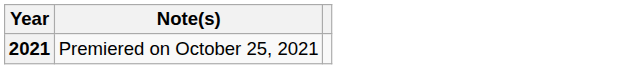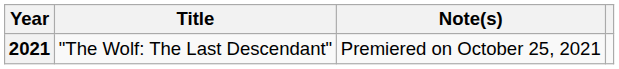+ column: (195, 19)
